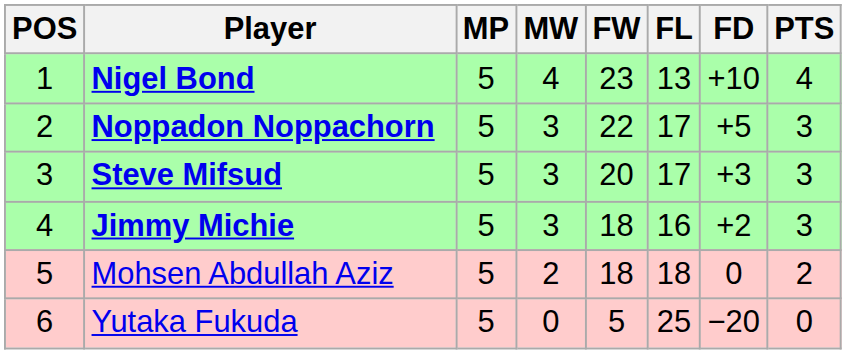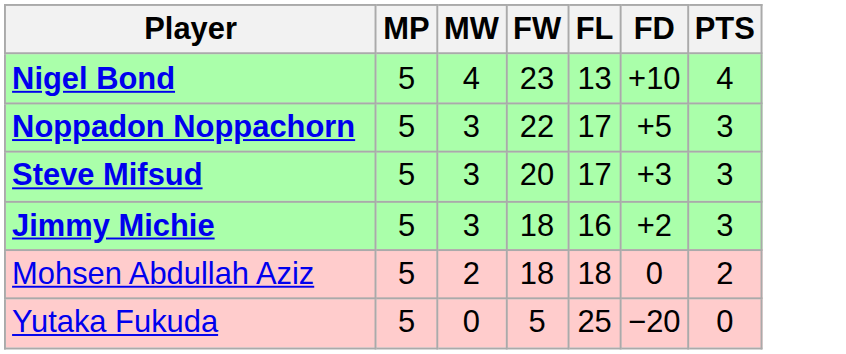- column: (45, 28)
